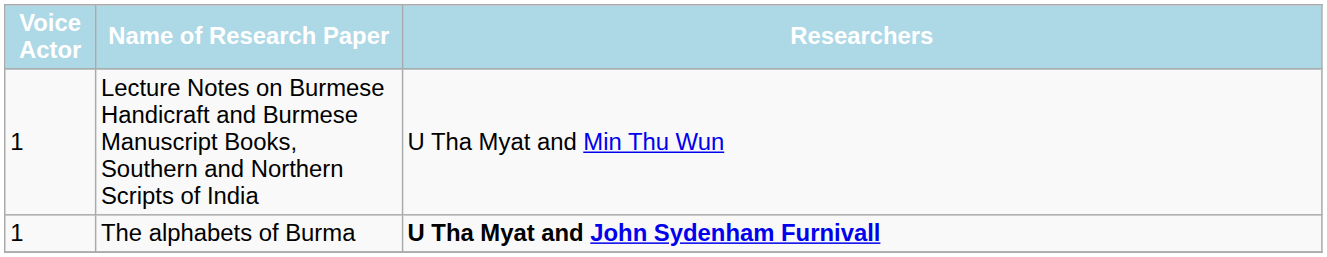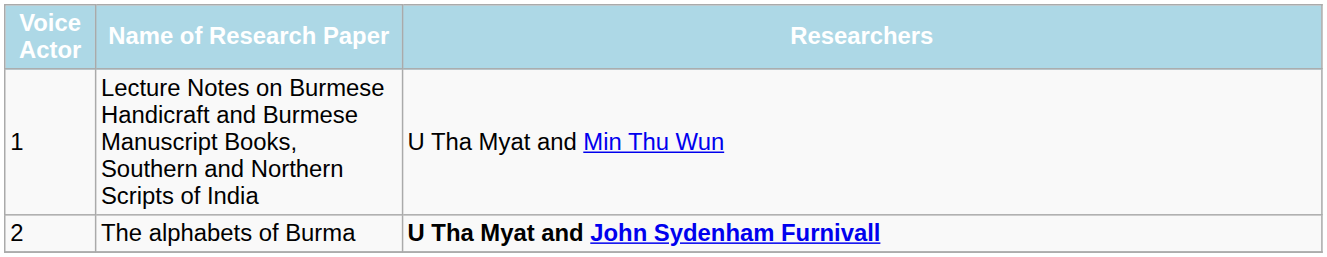(17, 233) 1 -> (17, 233) 2
